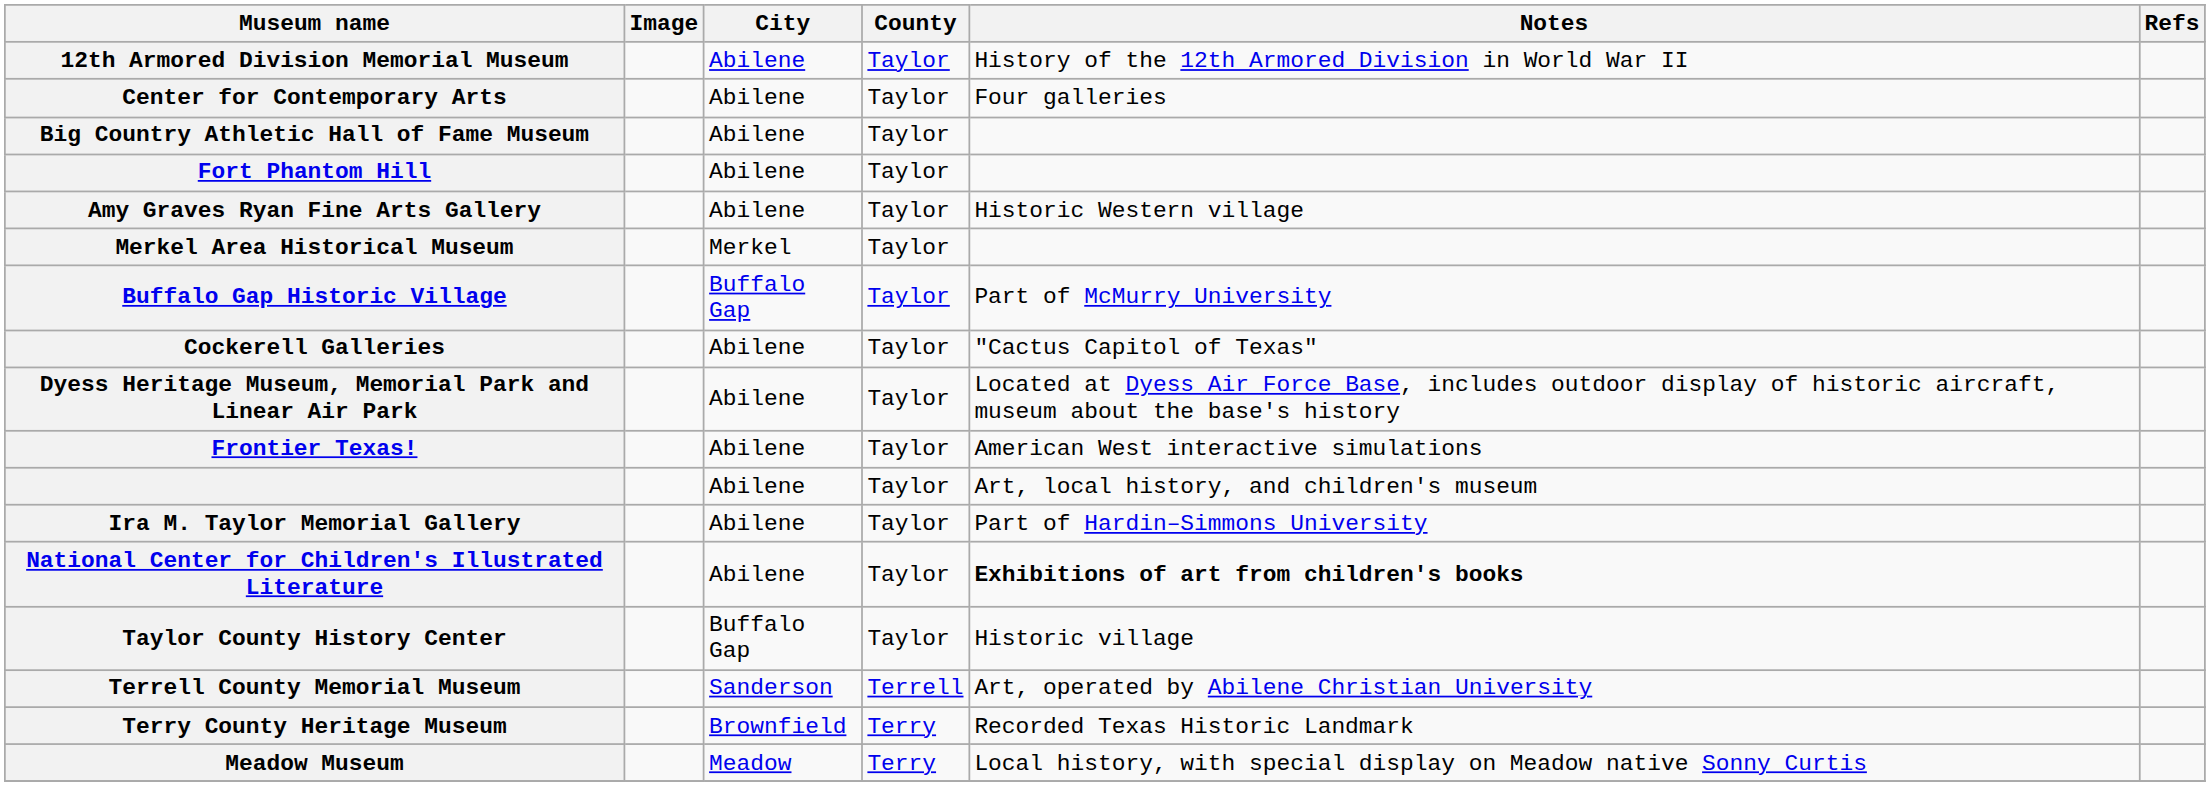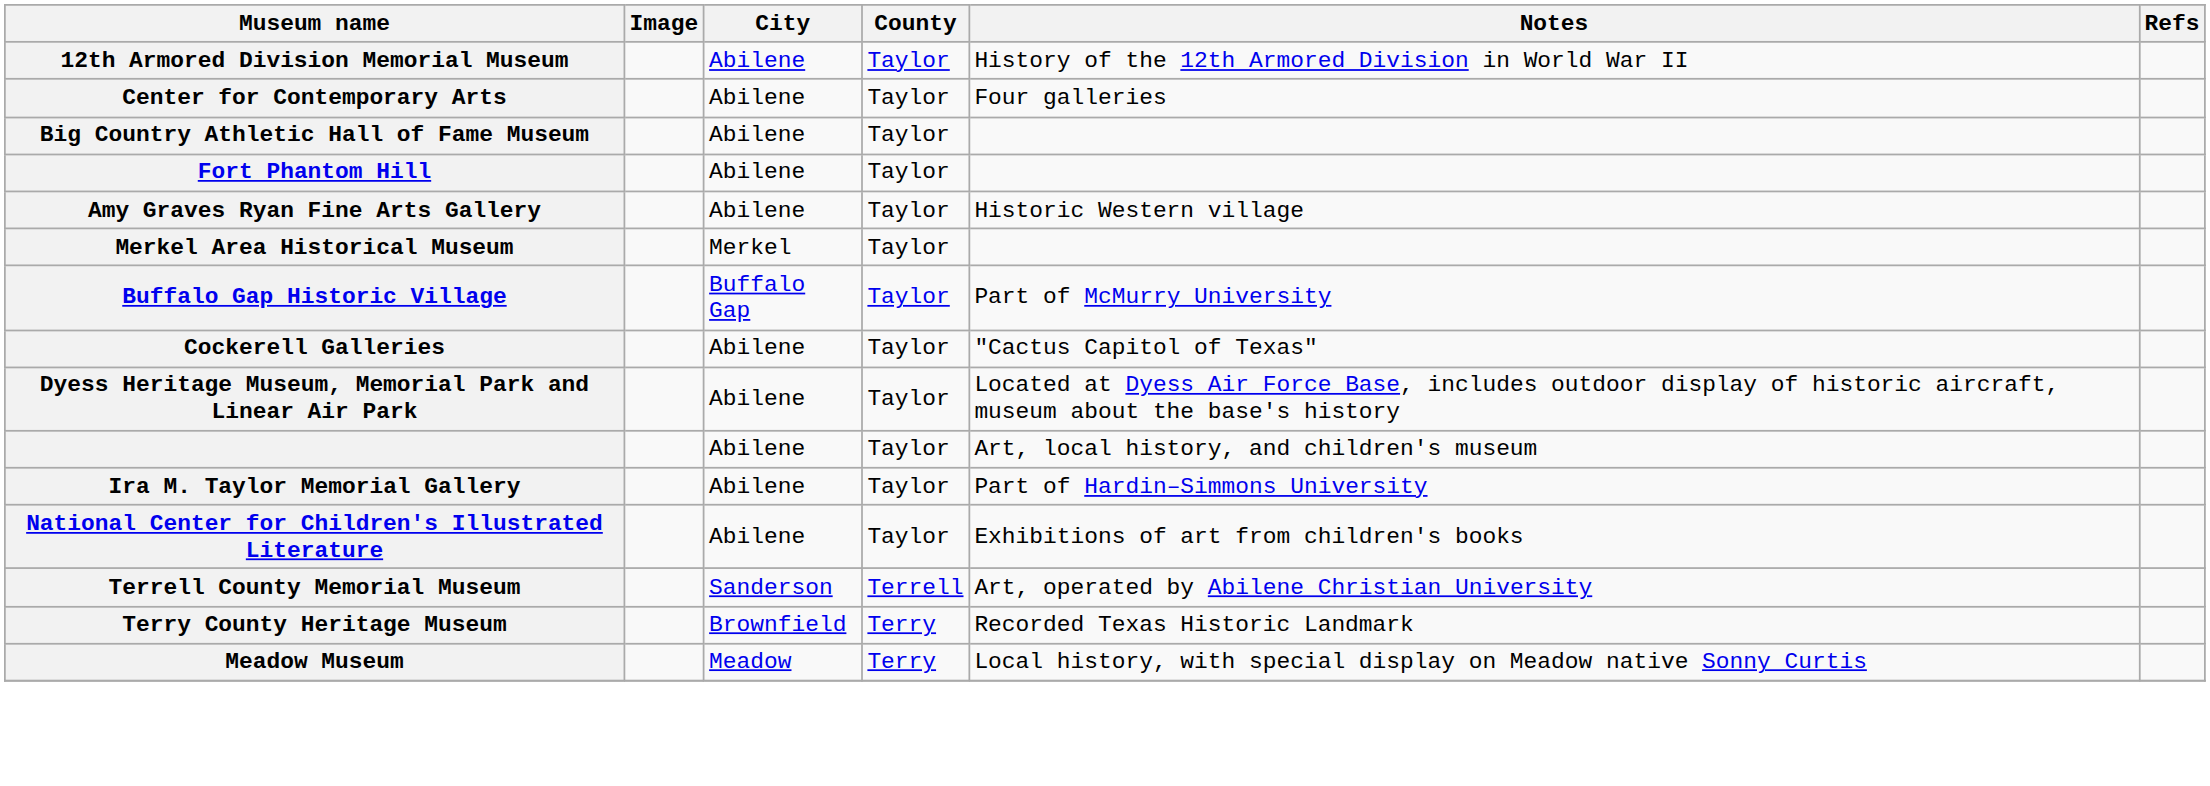- row: (314, 449)
(1249, 574) bold -> (1249, 537) normal
- row: (314, 638)
